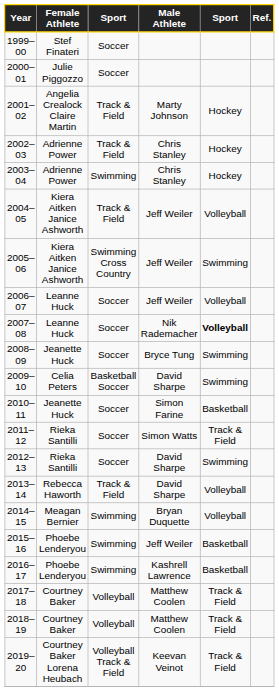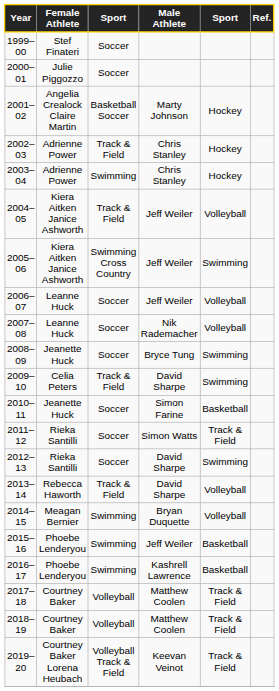(113, 111) Track & Field -> (113, 111) Basketball Soccer
(225, 328) bold -> (225, 328) normal
(113, 381) Basketball Soccer -> (113, 381) Track & Field
